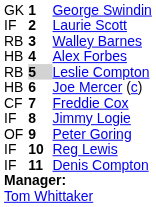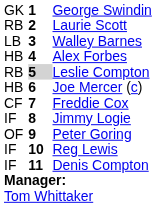(10, 25) IF -> (14, 25) RB
(14, 41) RB -> (13, 41) LB
